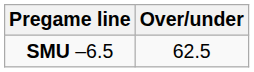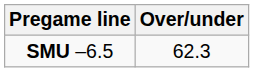(192, 50) 62.5 -> (192, 50) 62.3
